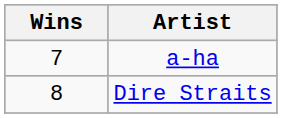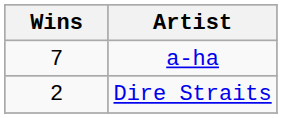(57, 94) 8 -> (57, 94) 2
